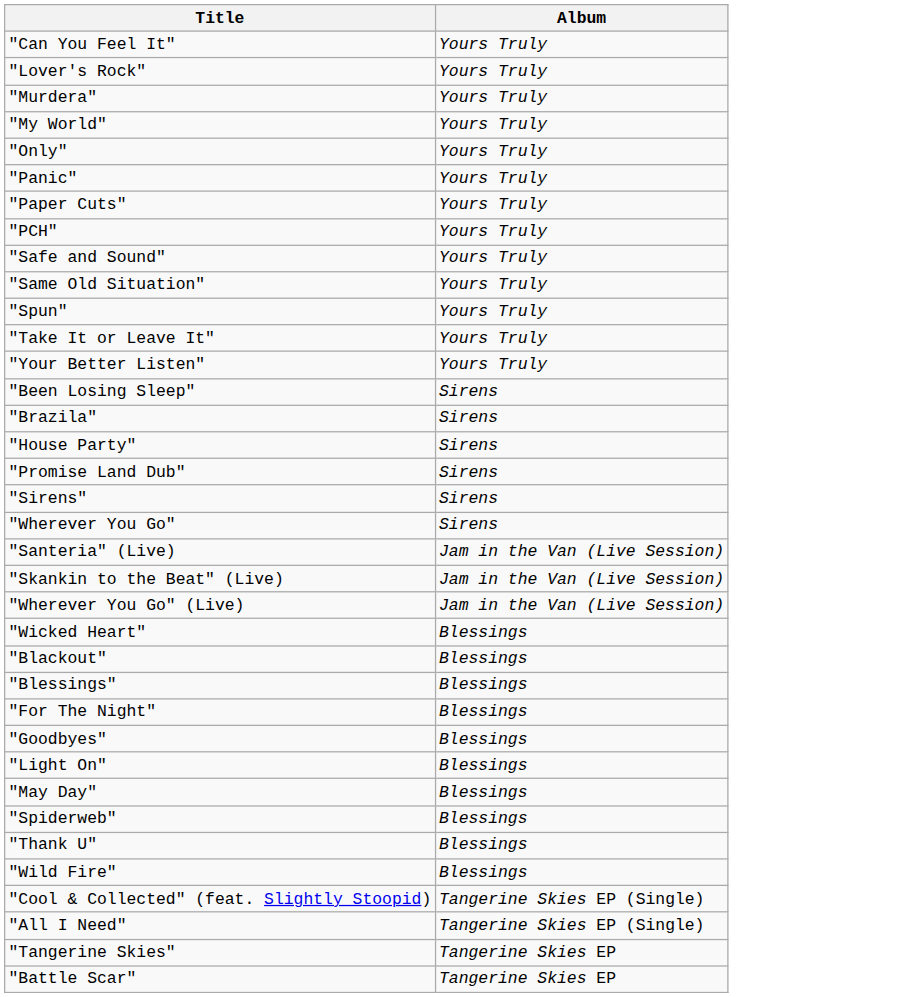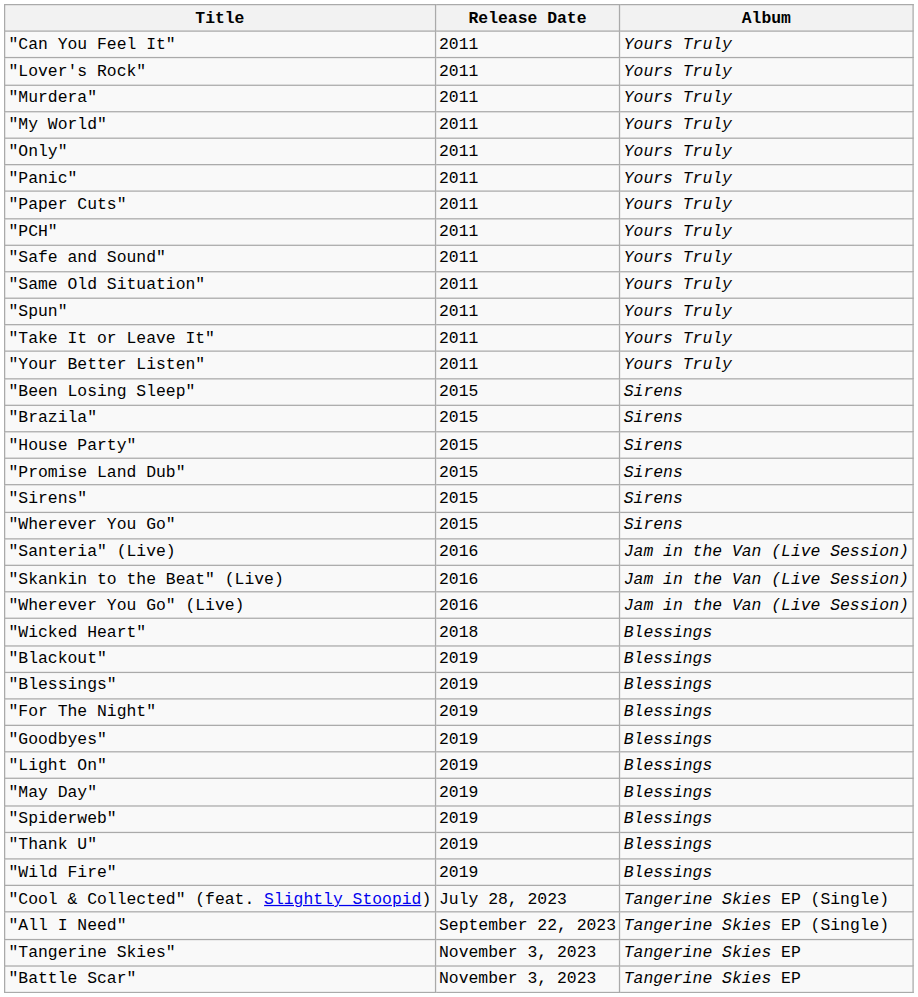+ column: (528, 18)
